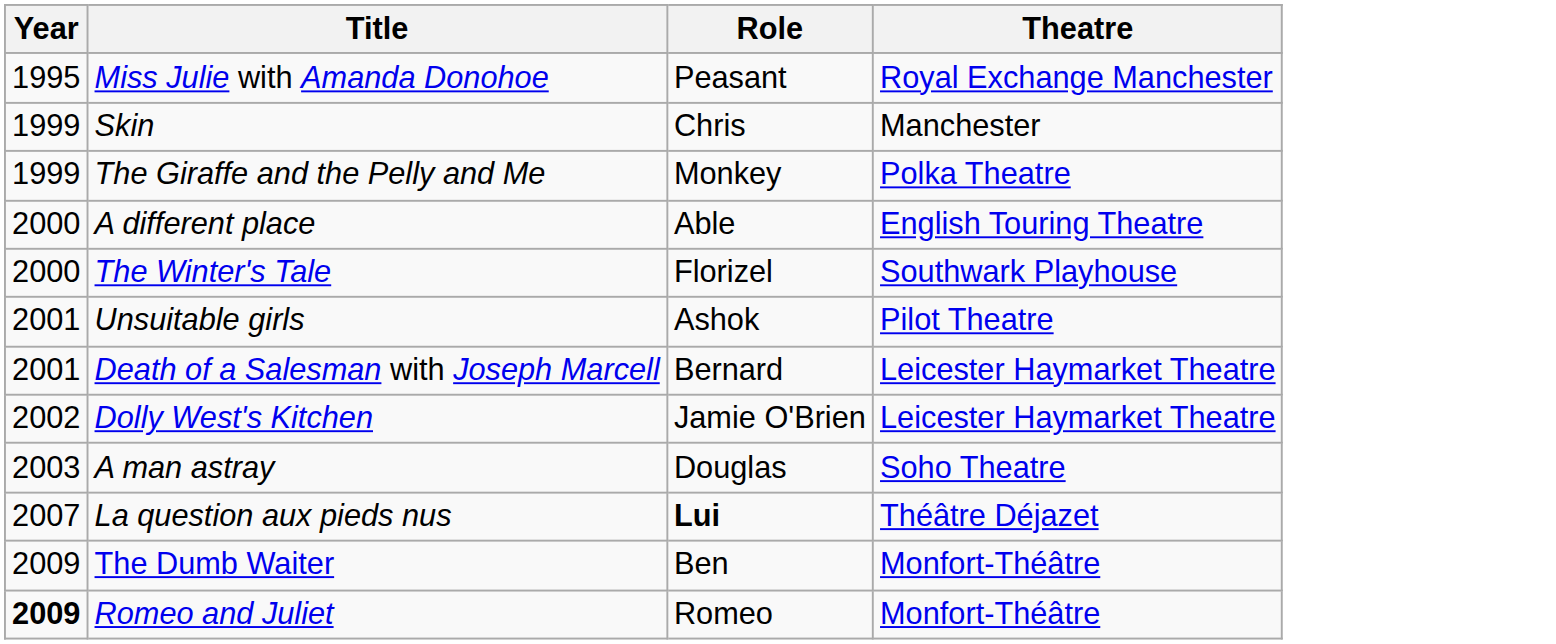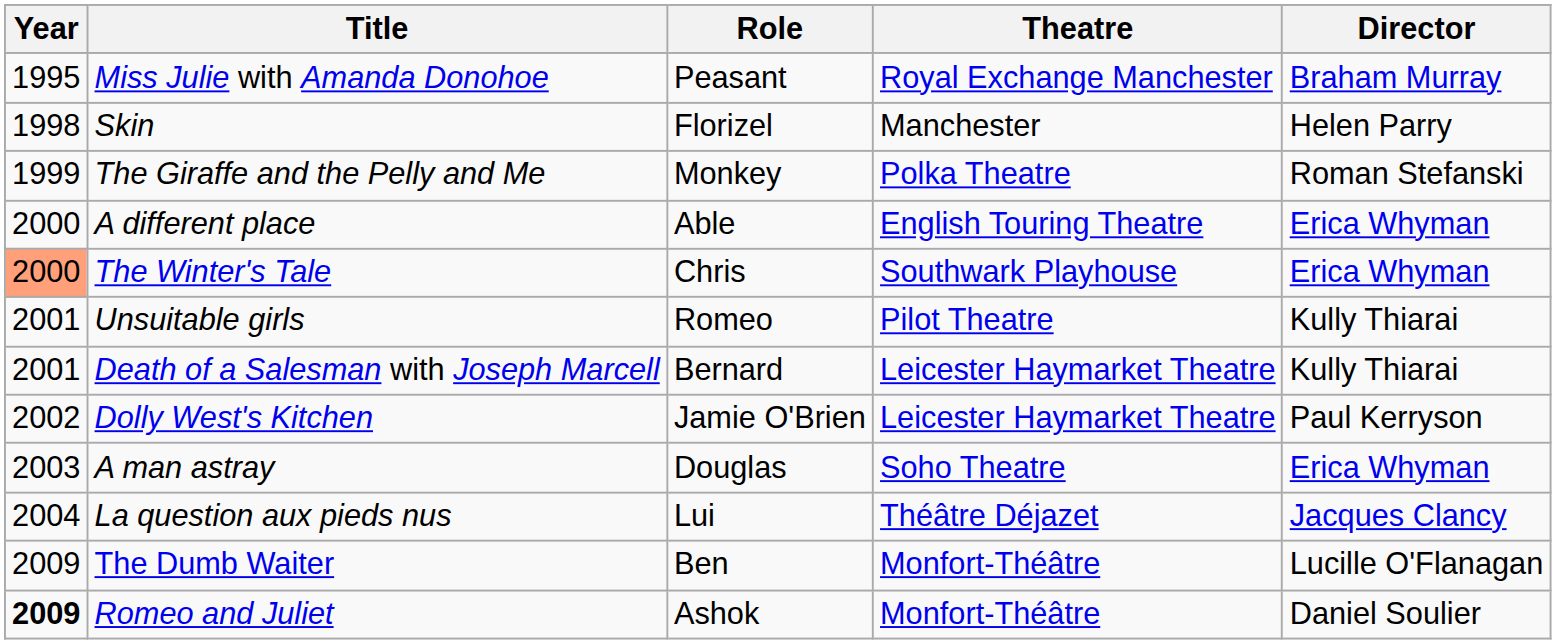+ column: (1416, 28)
(46, 126) 1999 -> (46, 126) 1998
(710, 126) Chris -> (723, 126) Florizel
(46, 272) no background -> (46, 272) lightsalmon background
(723, 272) Florizel -> (710, 272) Chris
(717, 321) Ashok -> (723, 321) Romeo
(46, 516) 2007 -> (46, 516) 2004
(697, 516) bold -> (694, 516) normal
(723, 613) Romeo -> (717, 613) Ashok
